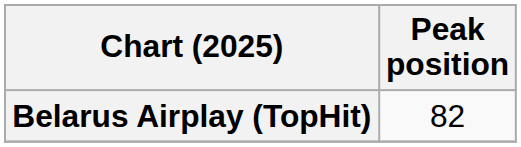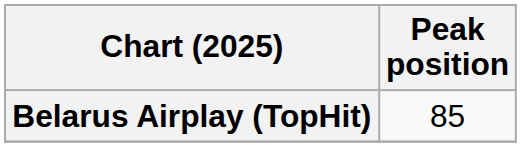(448, 115) 82 -> (448, 115) 85
